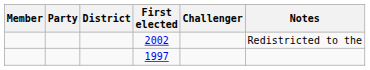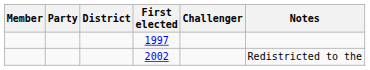rows swapped: (157, 40) <-> (157, 57)
